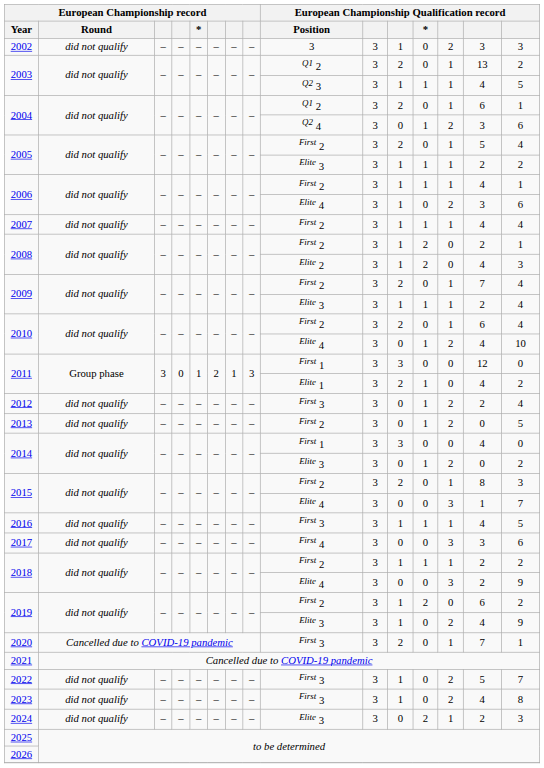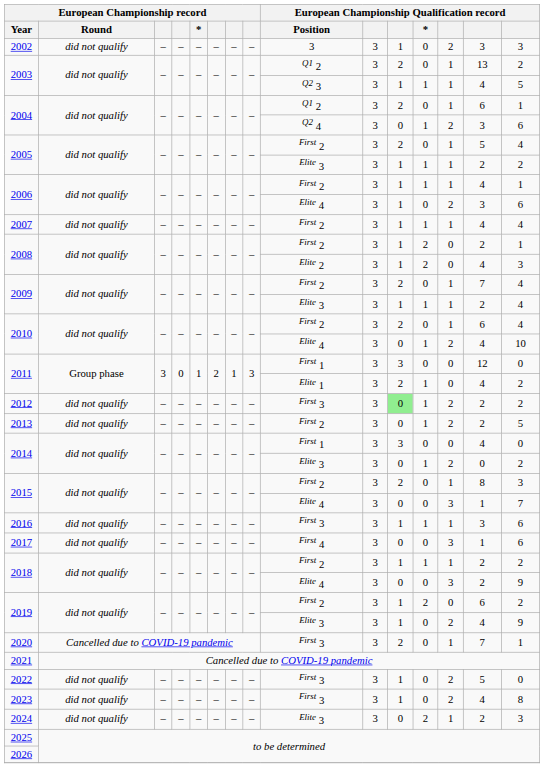(400, 403) no background -> (400, 403) lightgreen background
(521, 403) 4 -> (521, 403) 2
(482, 423) 0 -> (482, 423) 2
(482, 523) 4 -> (482, 523) 3
(521, 523) 5 -> (521, 523) 6
(482, 543) 3 -> (482, 543) 1
(521, 679) 7 -> (521, 679) 0
